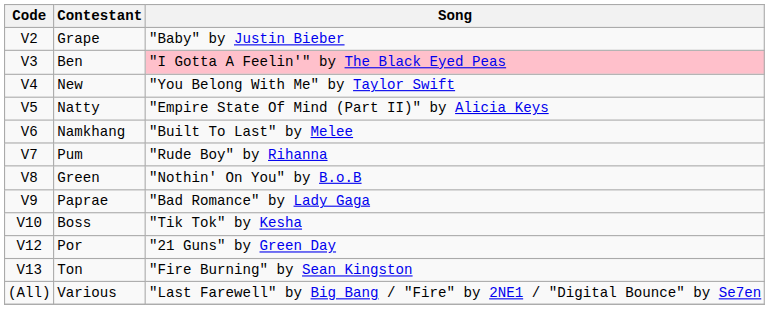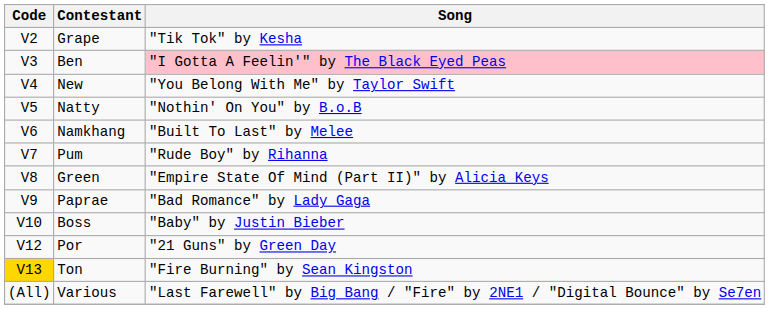(247, 39) "Baby" by Justin Bieber -> (226, 39) "Tik Tok" by Kesha
(349, 108) "Empire State Of Mind (Part II)" by Alicia Keys -> (255, 108) "Nothin' On You" by B.o.B
(255, 178) "Nothin' On You" by B.o.B -> (349, 178) "Empire State Of Mind (Part II)" by Alicia Keys
(226, 224) "Tik Tok" by Kesha -> (247, 224) "Baby" by Justin Bieber
(29, 270) no background -> (29, 270) gold background
